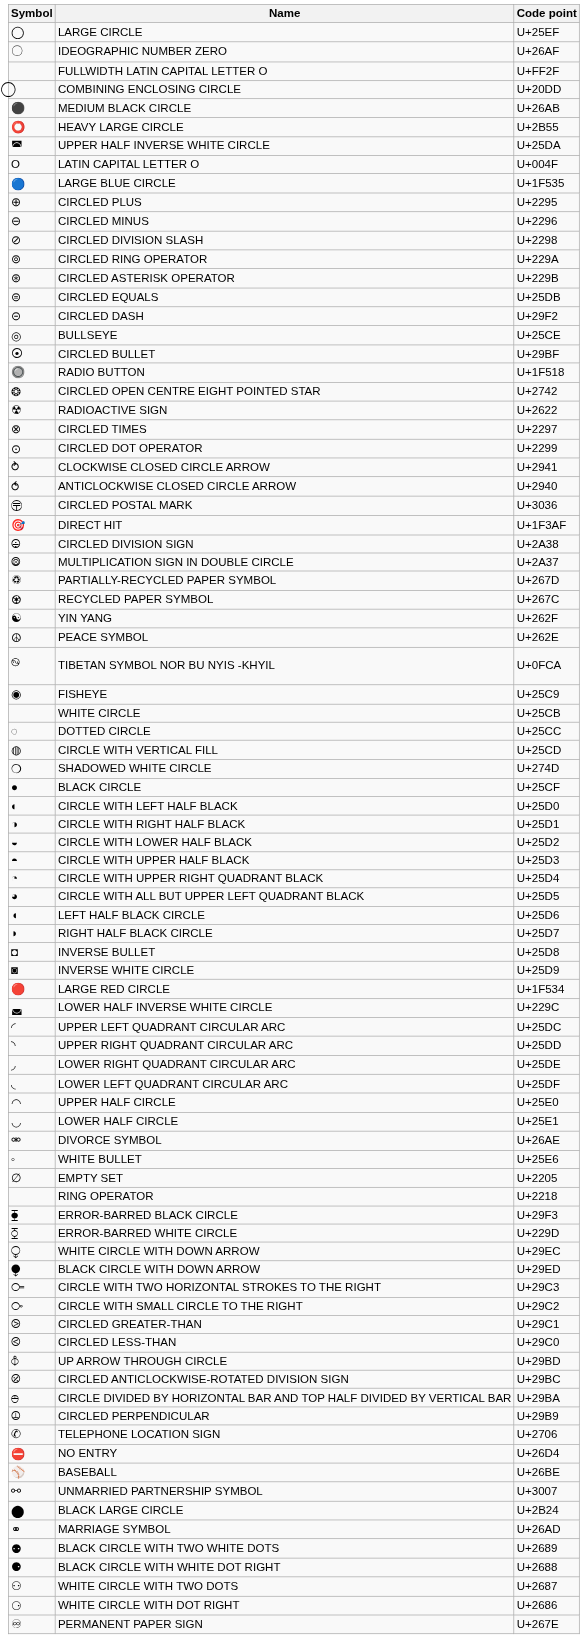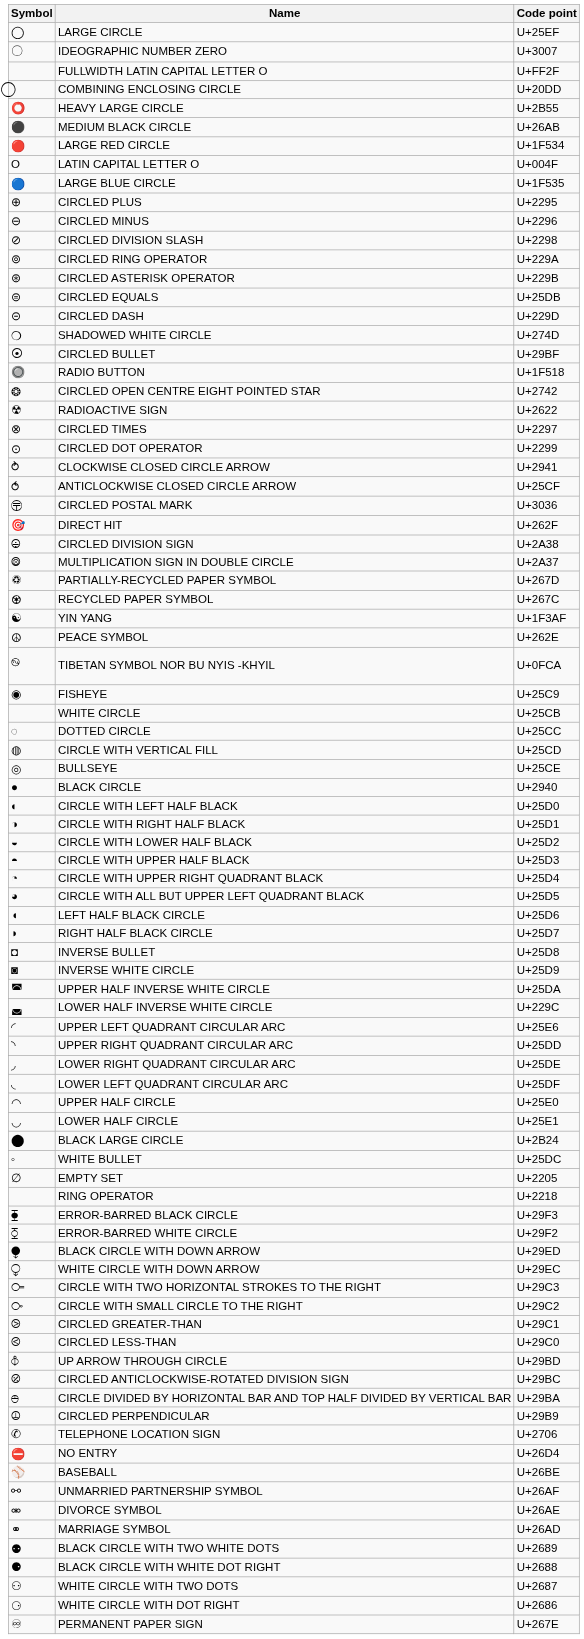(538, 51) U+26AF -> (537, 51) U+3007
rows swapped: (121, 127) <-> (125, 108)
rows swapped: (114, 988) <-> (164, 146)
(537, 316) U+29F2 -> (538, 316) U+229D
rows swapped: (135, 769) <-> (88, 335)
(537, 486) U+2940 -> (538, 486) U+25CF
(542, 525) U+1F3AF -> (537, 525) U+262F
(537, 618) U+262F -> (542, 618) U+1F3AF
(538, 787) U+25CF -> (537, 787) U+2940
(539, 1026) U+25DC -> (538, 1026) U+25E6
rows swapped: (121, 1510) <-> (110, 1140)
(538, 1159) U+25E6 -> (539, 1159) U+25DC
(538, 1233) U+229D -> (537, 1233) U+29F2
rows swapped: (159, 1269) <-> (159, 1251)
(537, 1491) U+3007 -> (538, 1491) U+26AF
